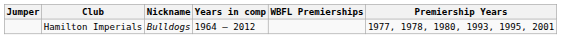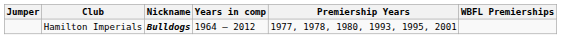columns swapped: (317, 12) <-> (461, 12)
(169, 27) normal -> (169, 27) bold
